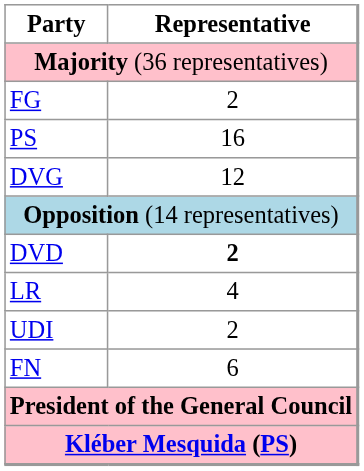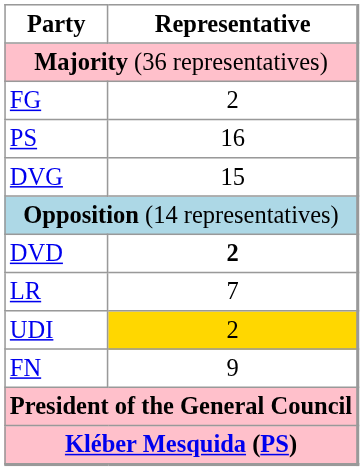(233, 176) 12 -> (233, 176) 15
(233, 291) 4 -> (233, 291) 7
(233, 329) no background -> (233, 329) gold background
(233, 367) 6 -> (233, 367) 9
